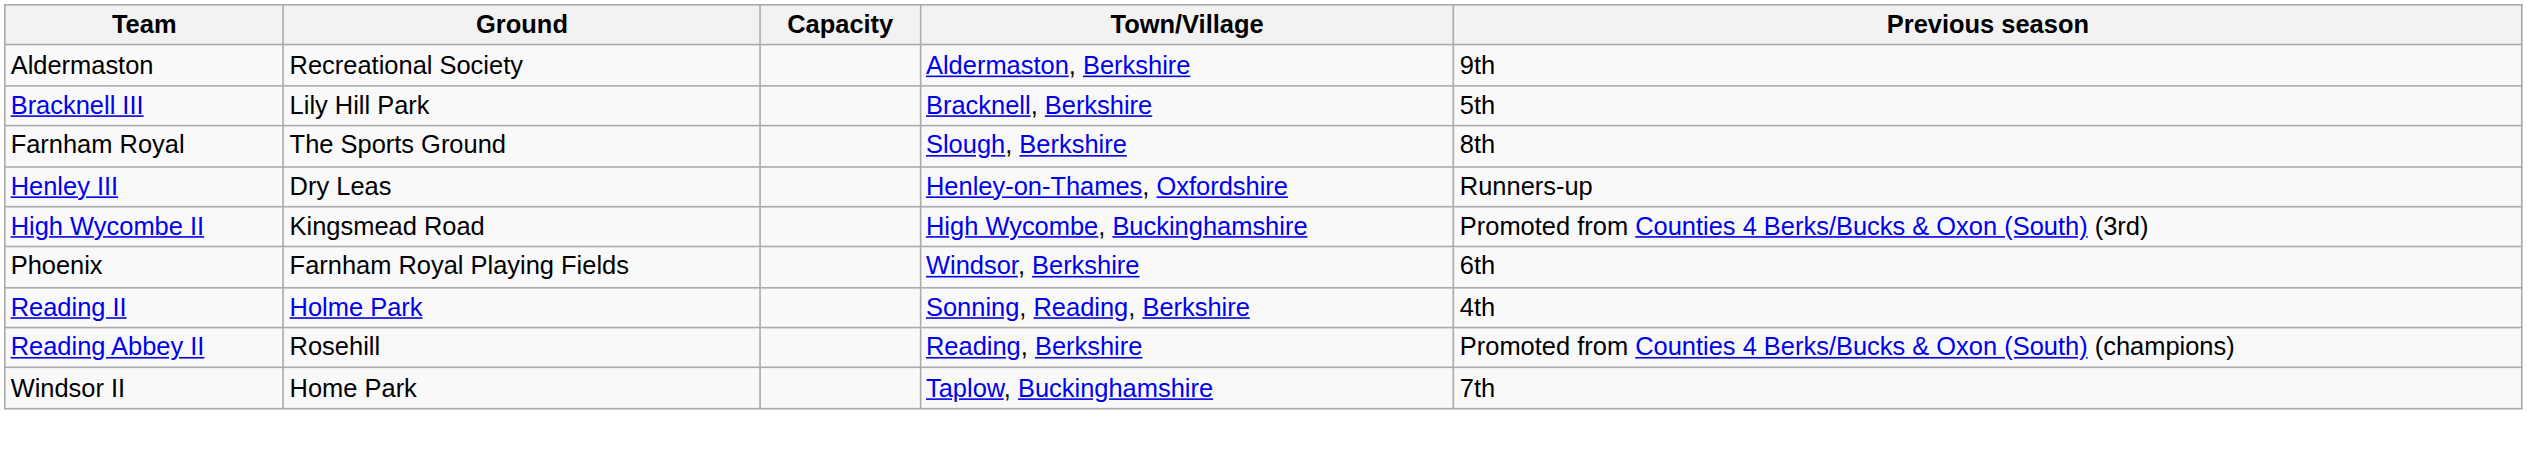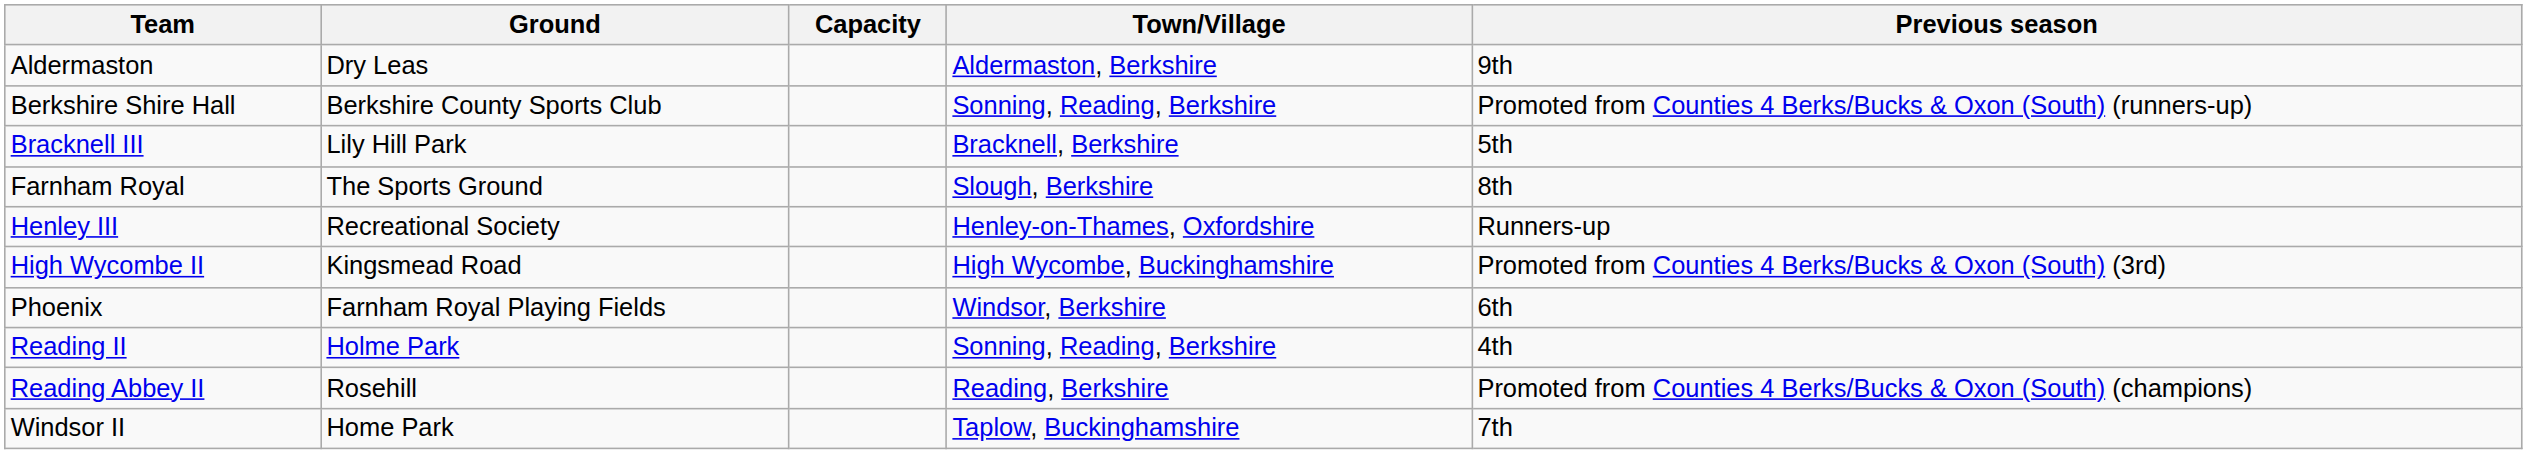(406, 65) Recreational Society -> (377, 65) Dry Leas
+ row: (123, 105)
(341, 186) Dry Leas -> (443, 226) Recreational Society
